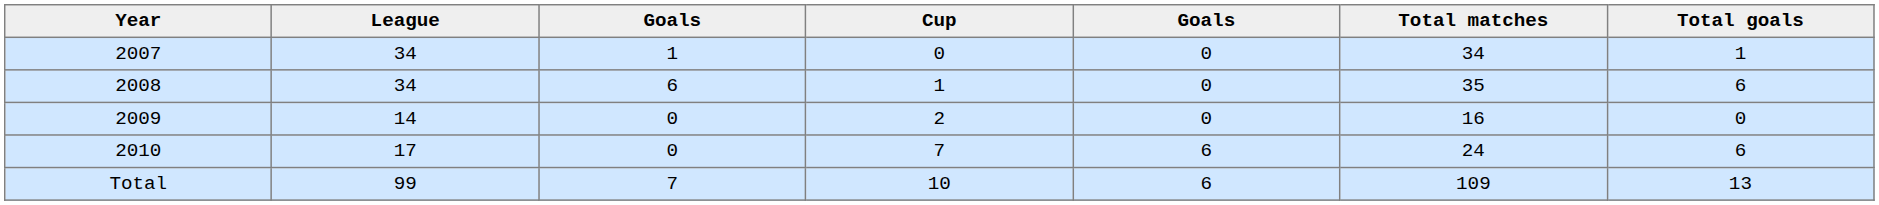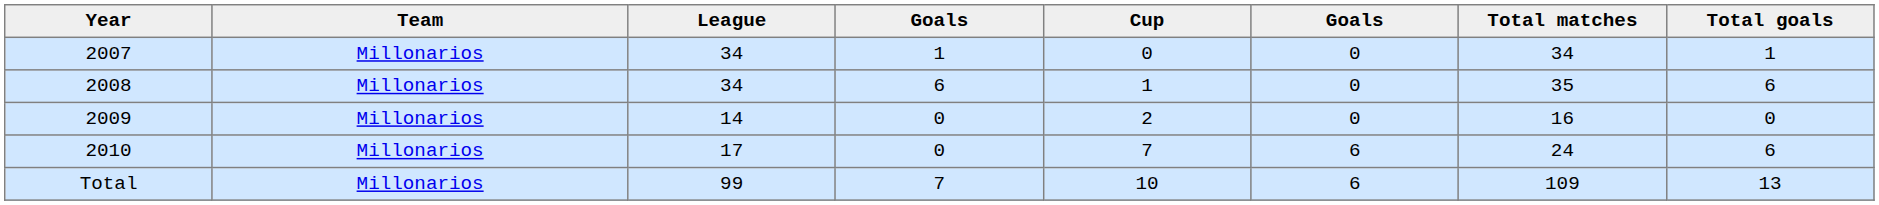+ column: (420, 21)
